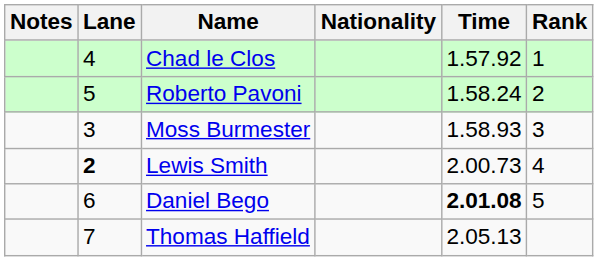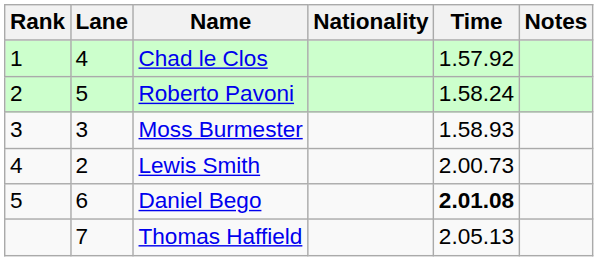columns swapped: (560, 22) <-> (41, 22)
(89, 165) bold -> (82, 165) normal
